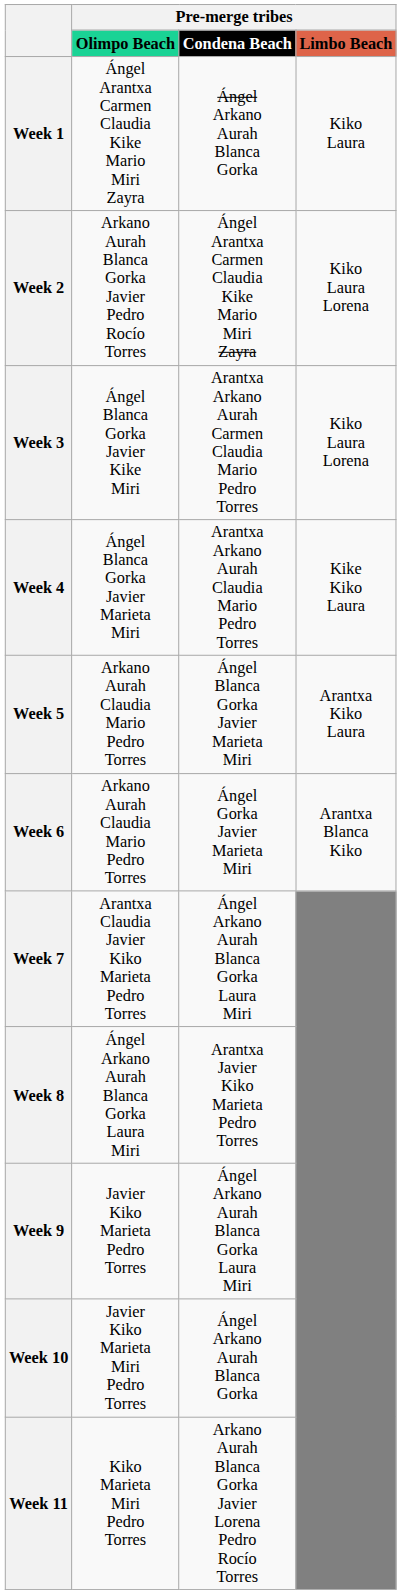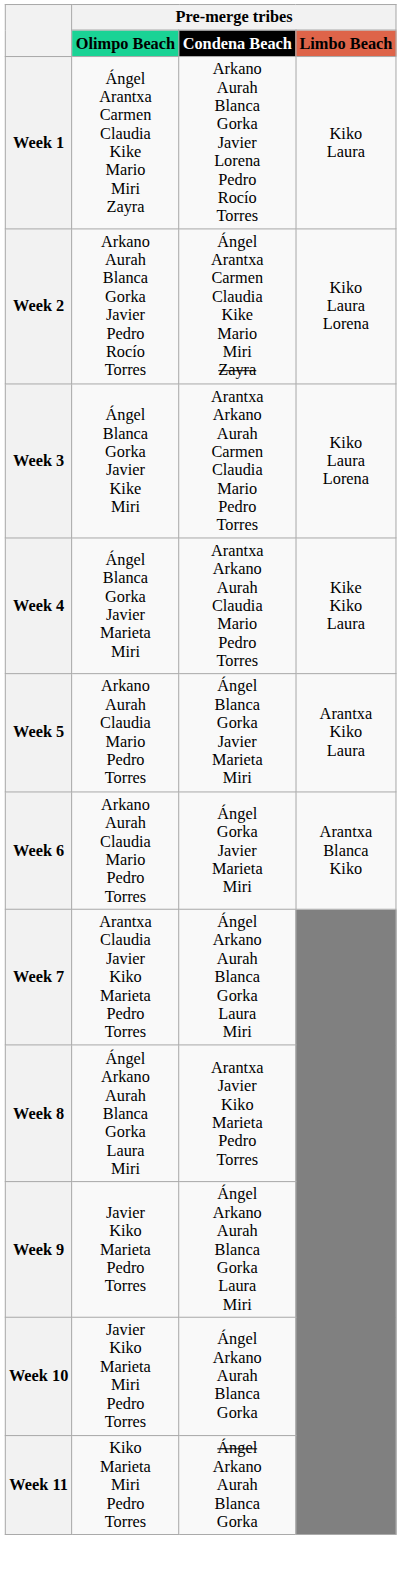(237, 133) Ángel Arkano Aurah Blanca Gorka -> (237, 142) Arkano Aurah Blanca Gorka Javier Lorena Pedro Rocío Torres
(237, 1503) Arkano Aurah Blanca Gorka Javier Lorena Pedro Rocío Torres -> (237, 1484) Ángel Arkano Aurah Blanca Gorka
